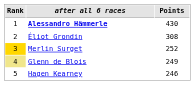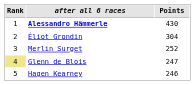(172, 37) 308 -> (172, 37) 304
(15, 49) gold background -> (15, 49) no background
(172, 61) 249 -> (172, 61) 247
